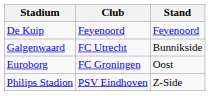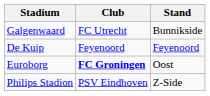rows swapped: (25, 30) <-> (36, 47)
(109, 64) normal -> (112, 64) bold
